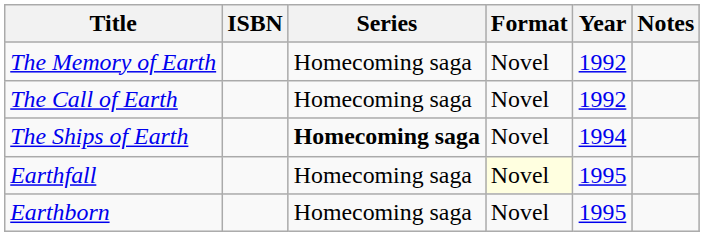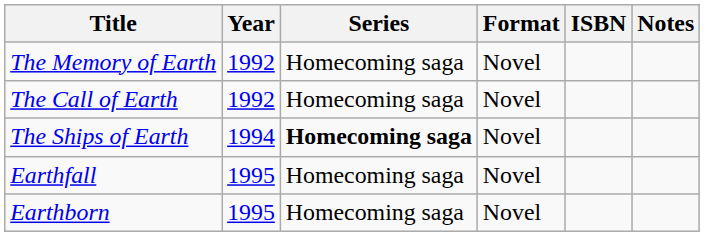columns swapped: (602, 23) <-> (255, 23)
(520, 174) lightyellow background -> (512, 174) no background
